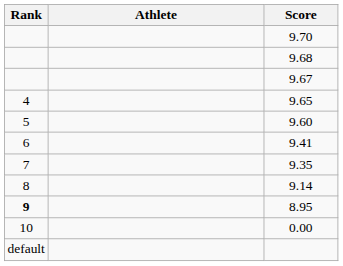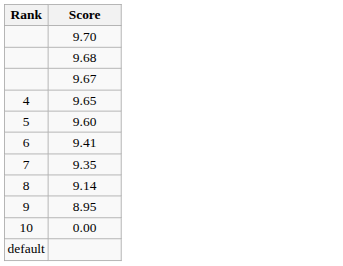- column: (156, 15)
(26, 206) bold -> (26, 206) normal
